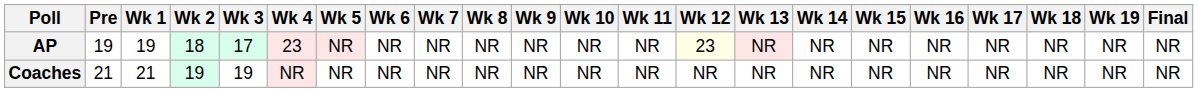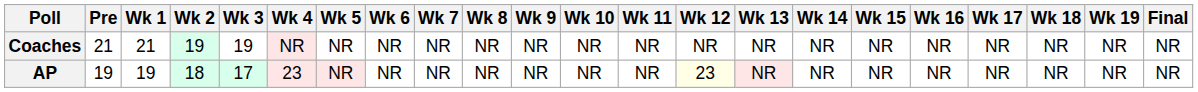rows swapped: (45, 45) <-> (45, 73)
